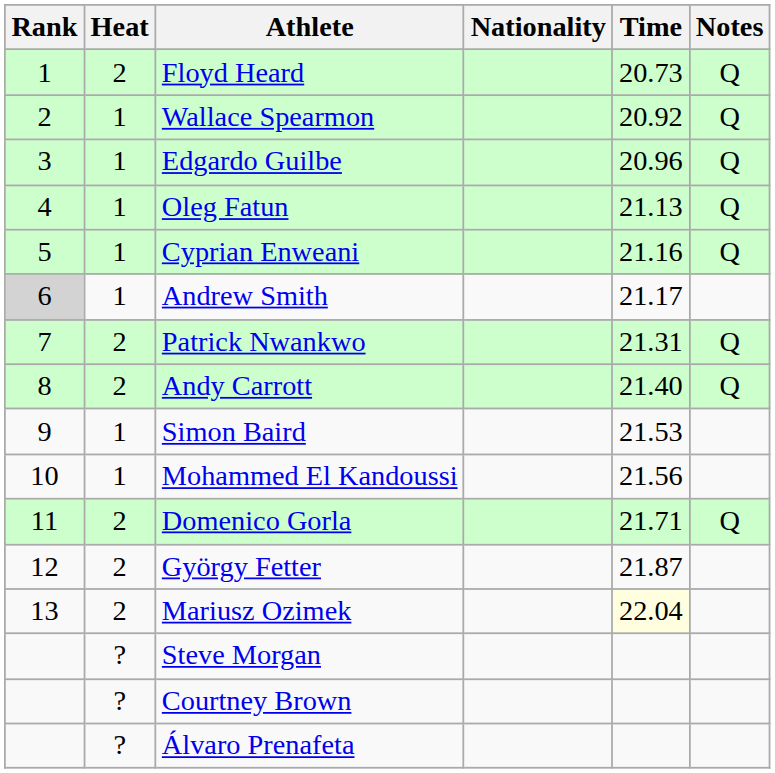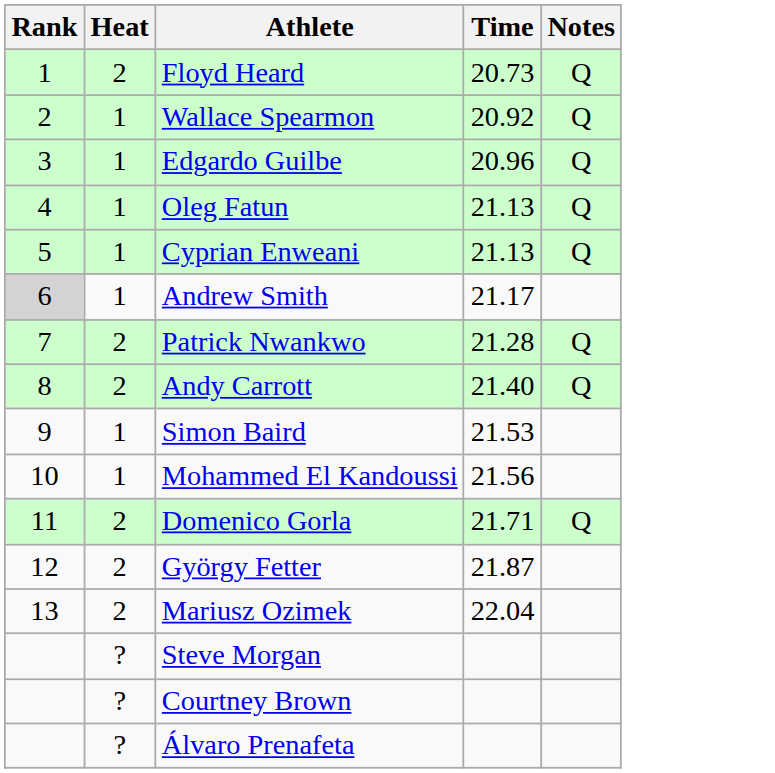- column: (538, 26)
(651, 251) 21.16 -> (503, 251) 21.13
(651, 341) 21.31 -> (503, 341) 21.28
(651, 610) lightyellow background -> (503, 610) no background
